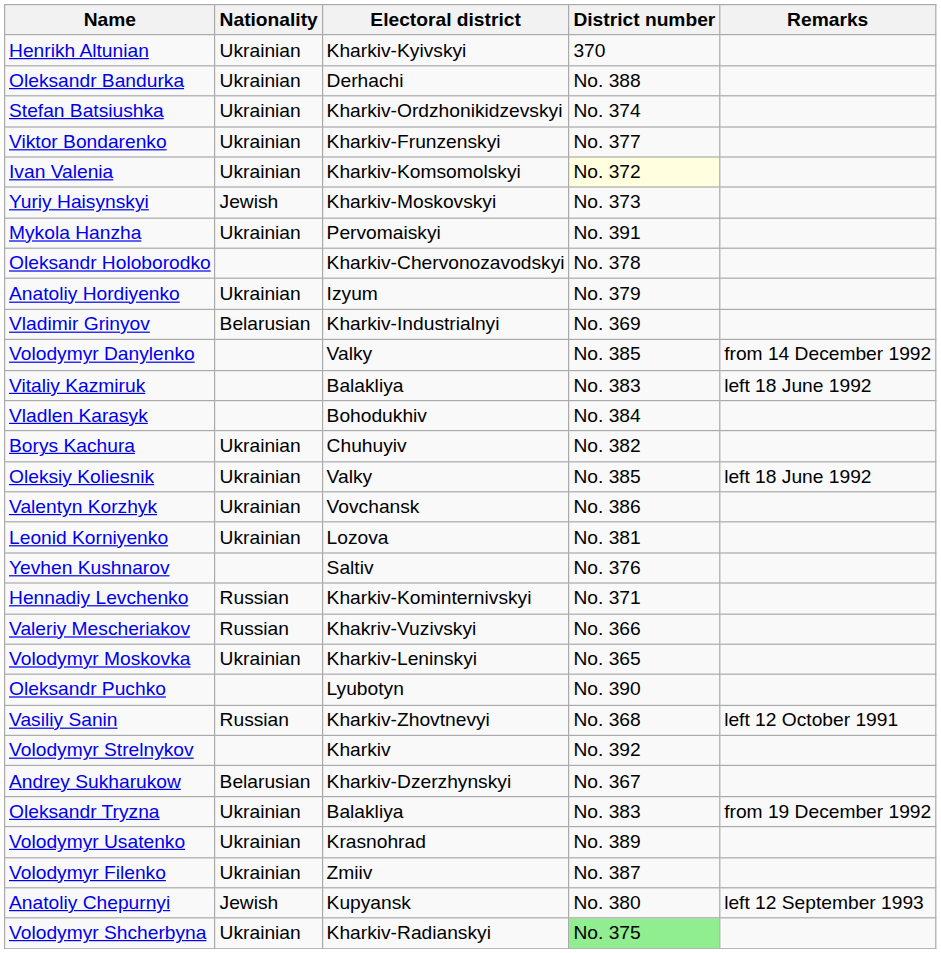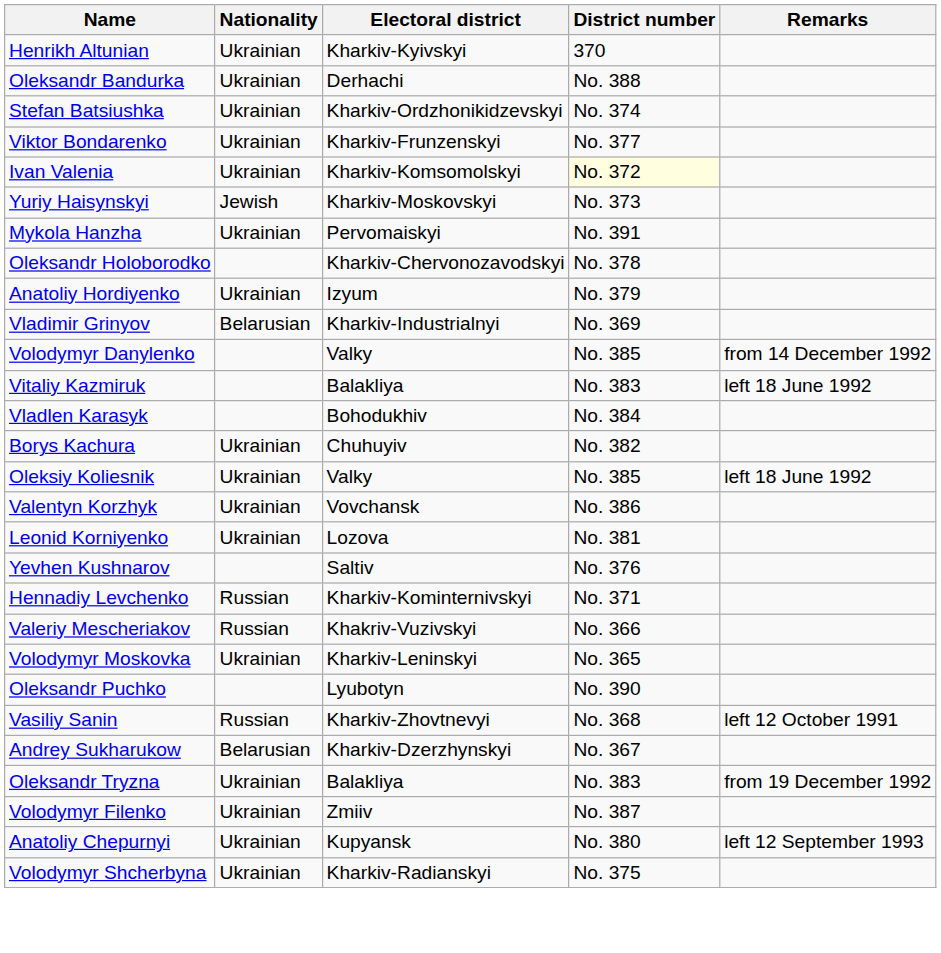- row: (101, 750)
- row: (97, 841)
(249, 902) Jewish -> (260, 841) Ukrainian
(607, 933) lightgreen background -> (607, 872) no background
